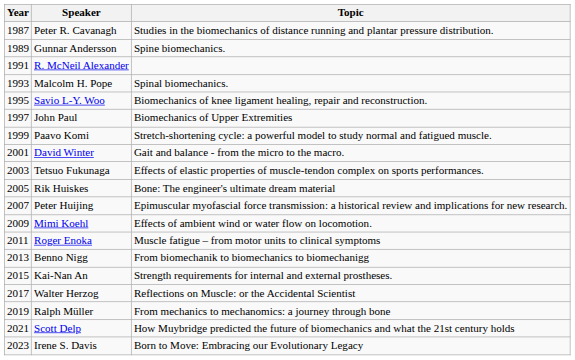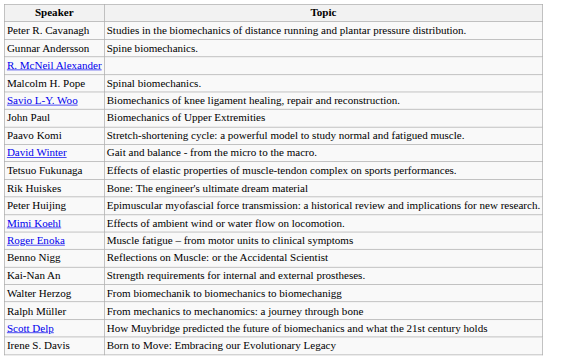- column: (18, 13)
(251, 258) From biomechanik to biomechanics to biomechanigg -> (217, 258) Reflections on Muscle: or the Accidental Scientist
(245, 293) Reflections on Muscle: or the Accidental Scientist -> (224, 293) From biomechanik to biomechanics to biomechanigg
